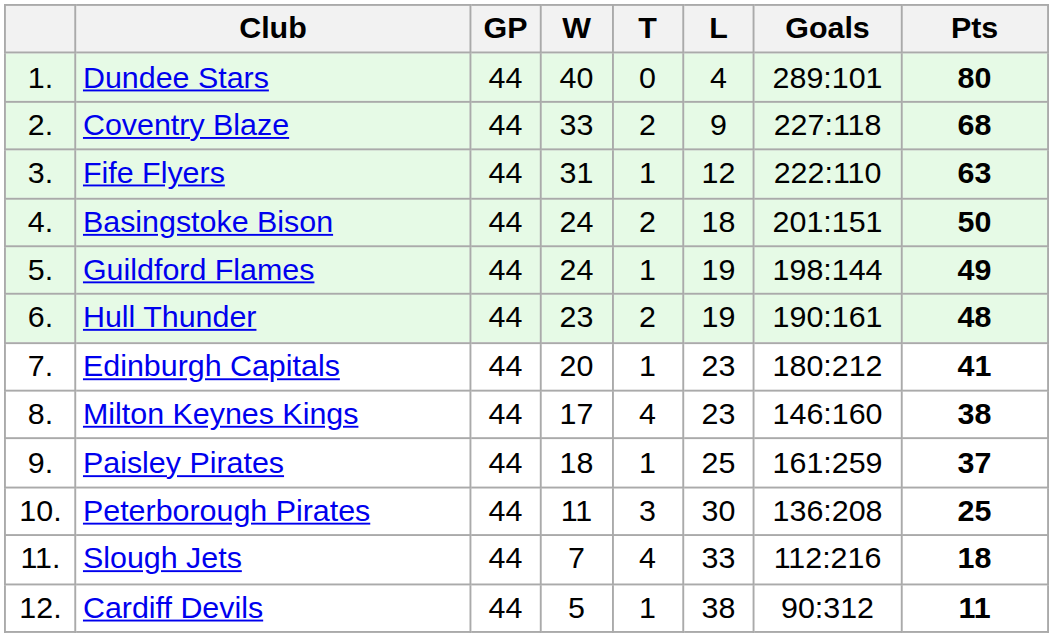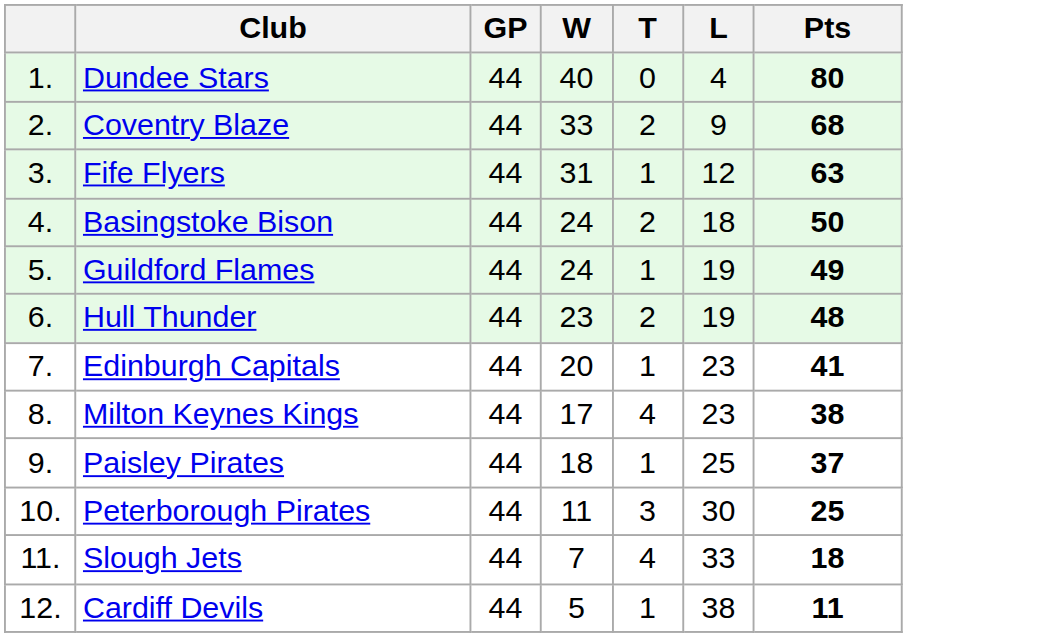- column: (828, 28)
